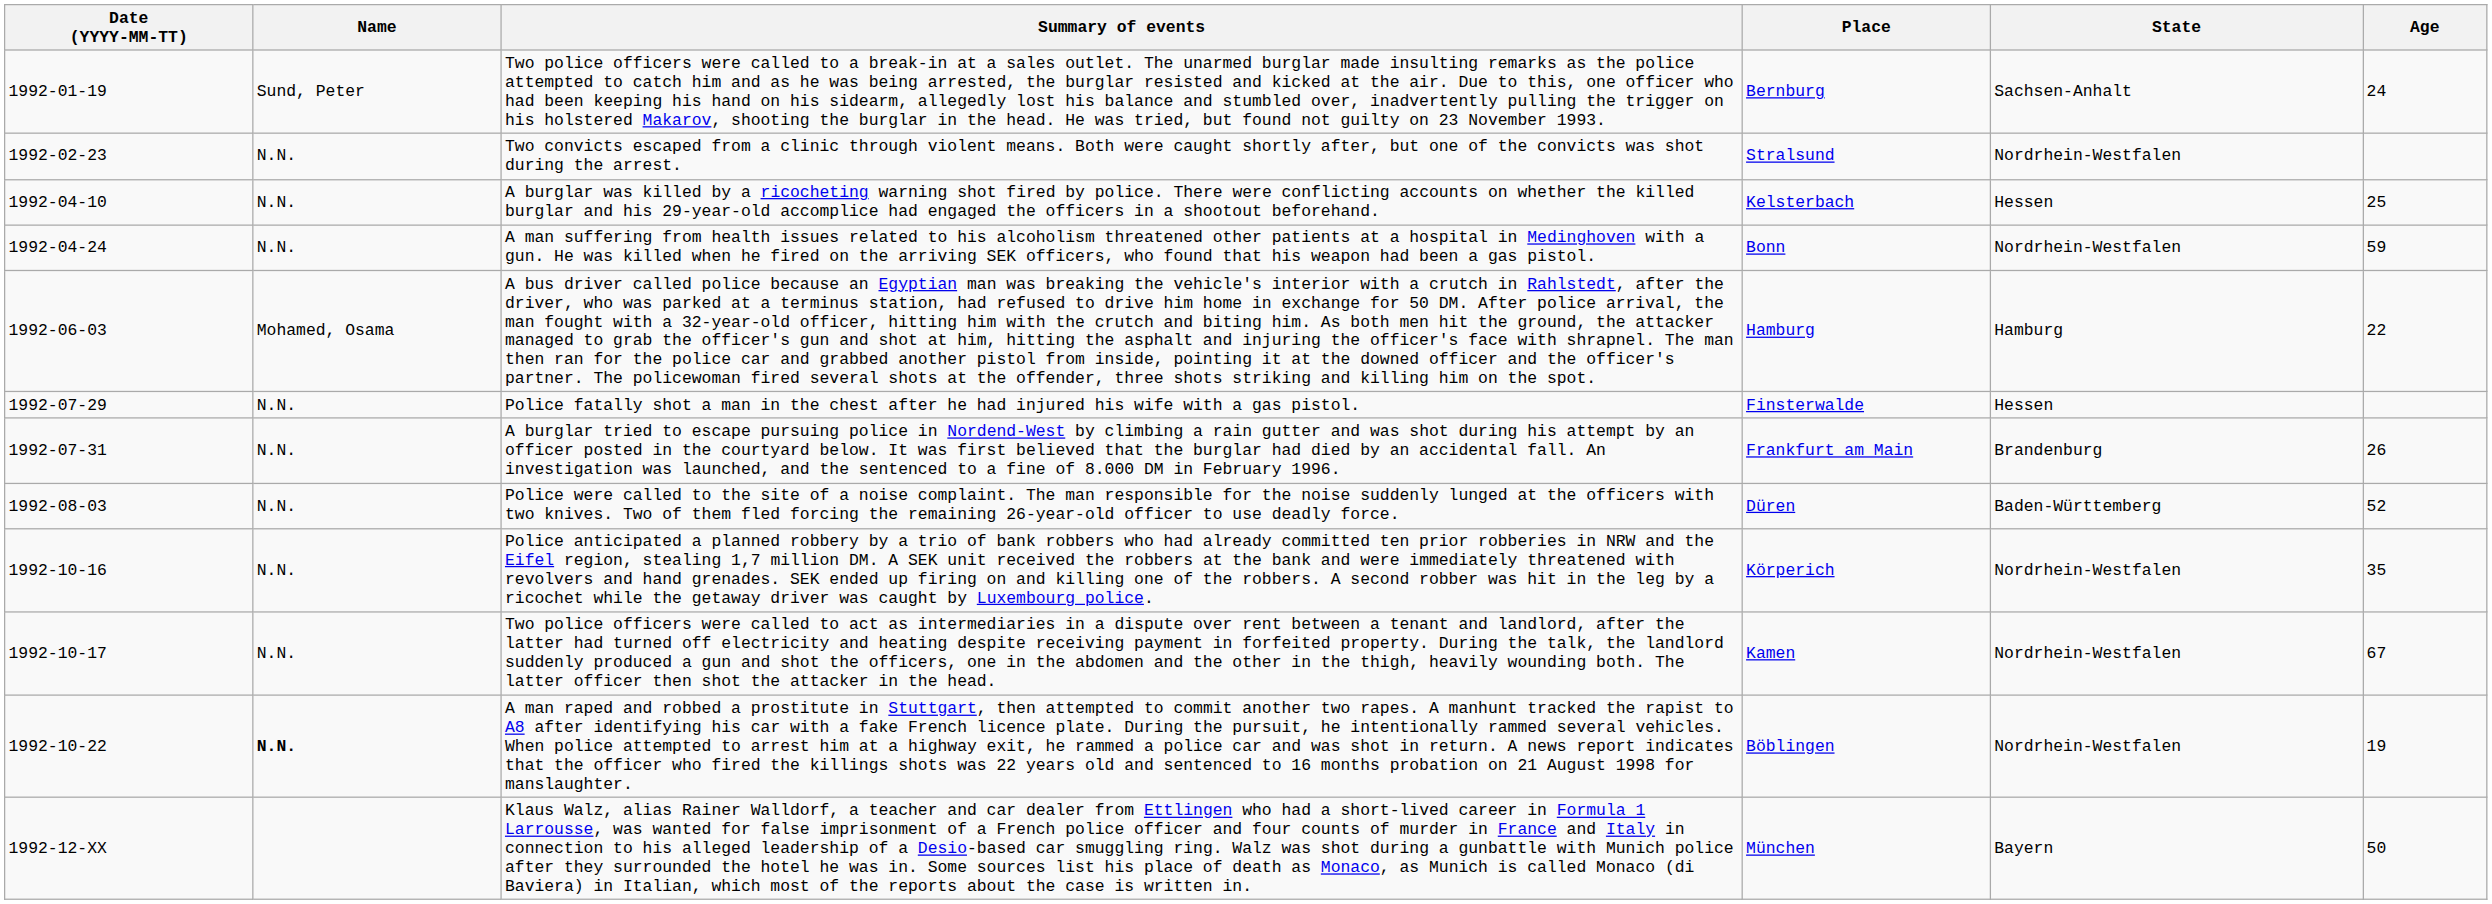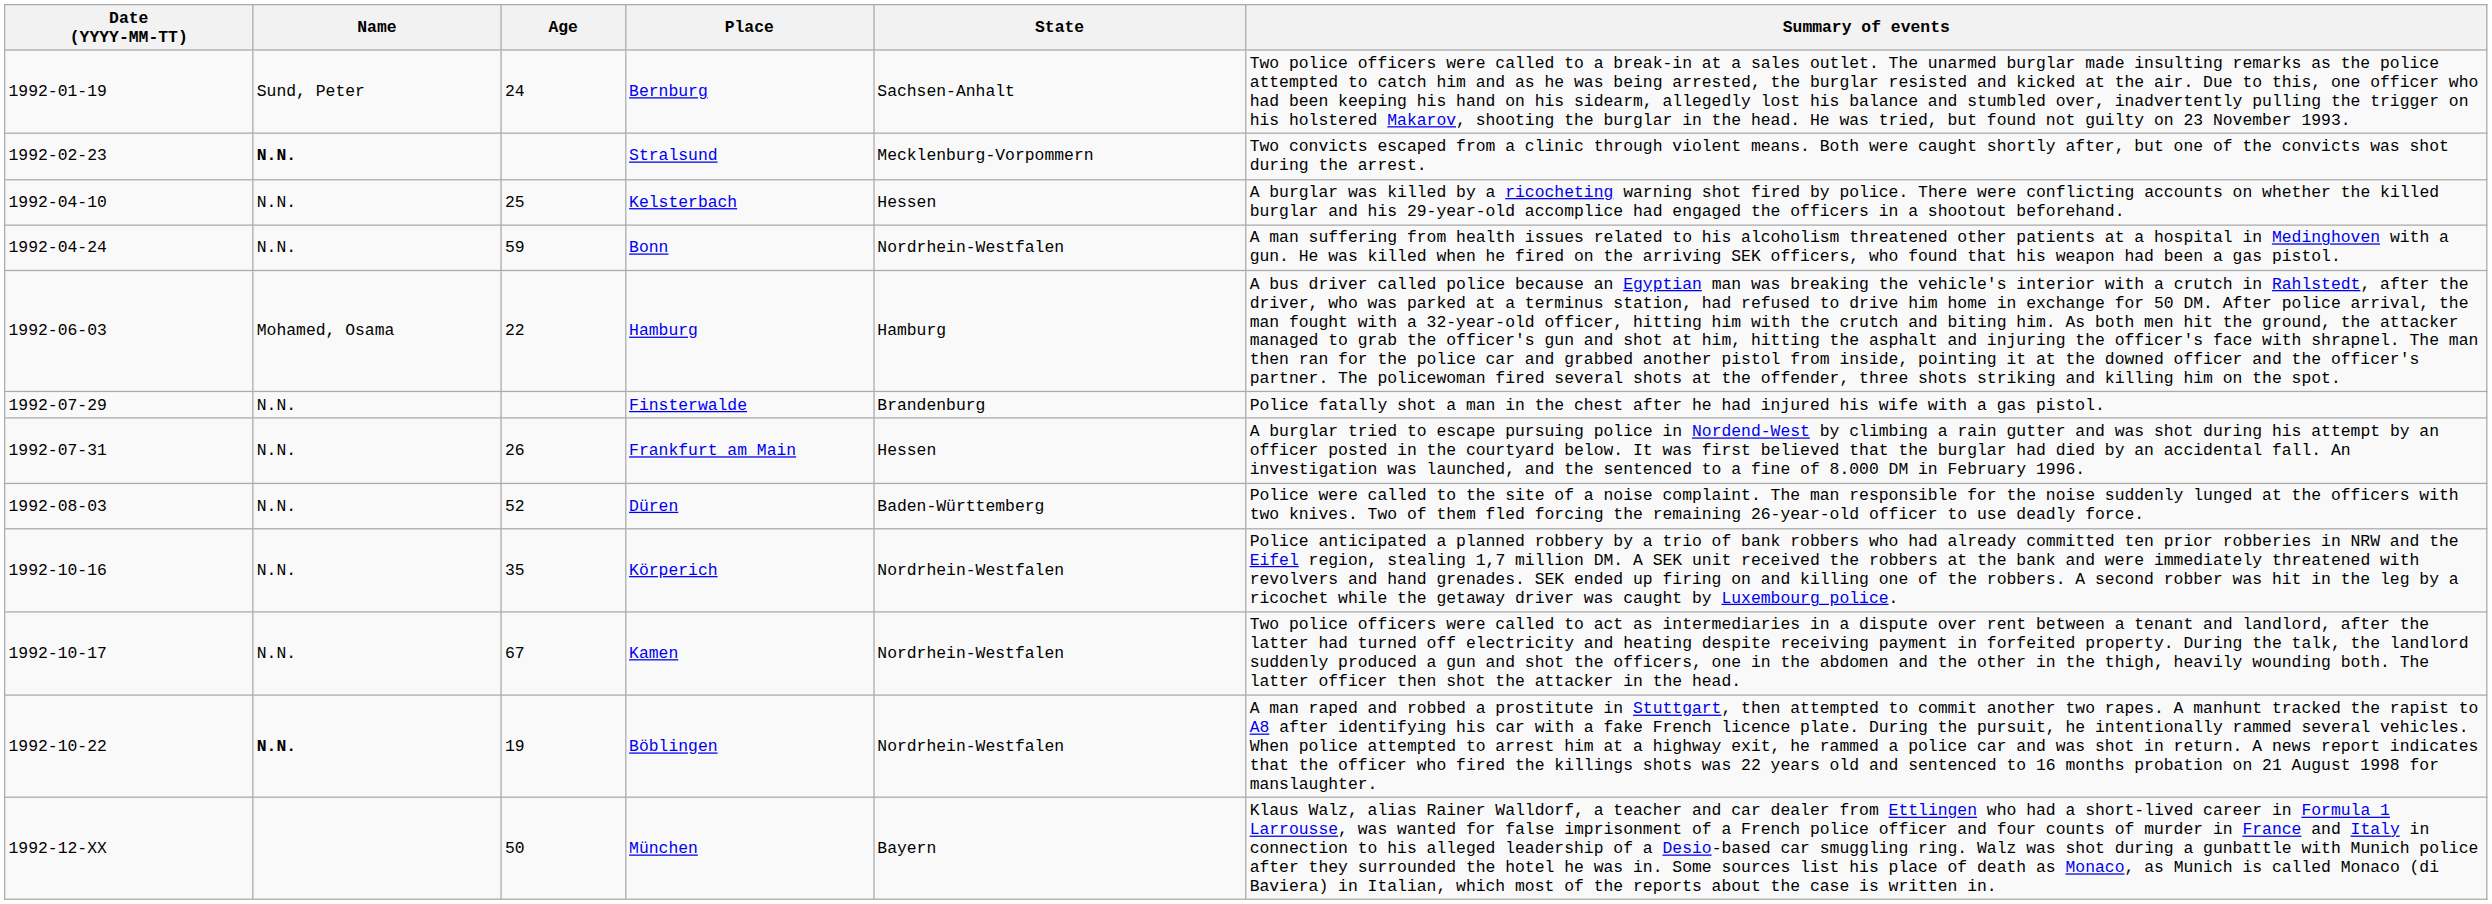columns swapped: (2425, 27) <-> (1122, 27)
(276, 156) normal -> (276, 156) bold
(2088, 156) Nordrhein-Westfalen -> (985, 156) Mecklenburg-Vorpommern
(2024, 405) Hessen -> (931, 405) Brandenburg
(2048, 451) Brandenburg -> (907, 451) Hessen
